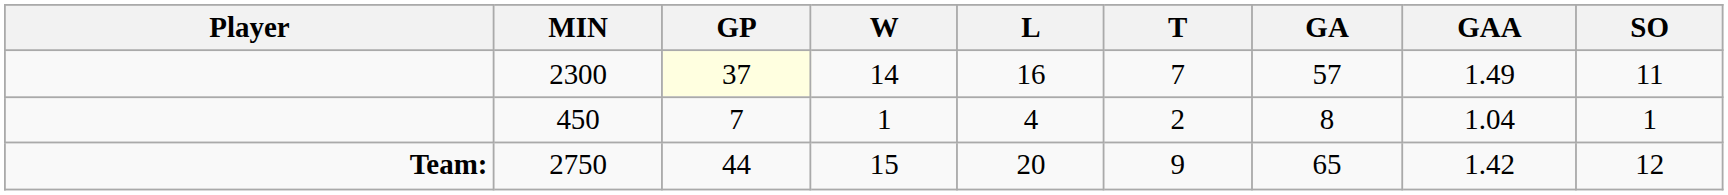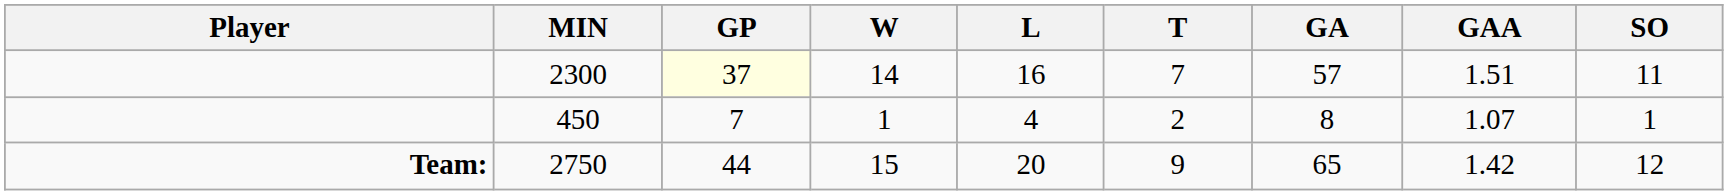(1490, 73) 1.49 -> (1490, 73) 1.51
(1490, 119) 1.04 -> (1490, 119) 1.07
